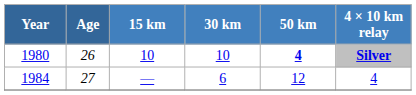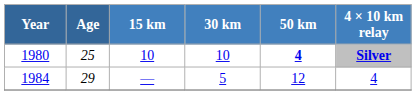(88, 55) 26 -> (88, 55) 25
(88, 78) 27 -> (88, 78) 29
(223, 78) 6 -> (223, 78) 5
